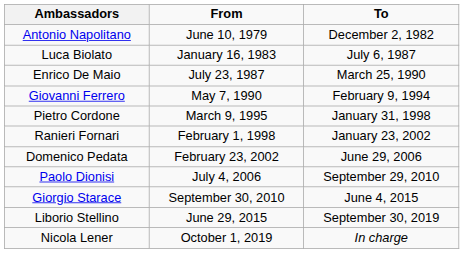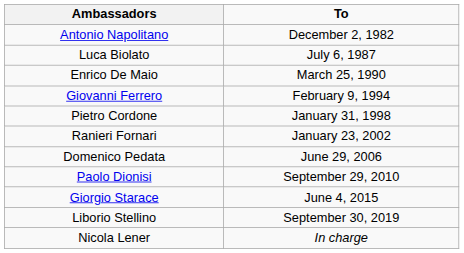- column: (227, 14)
